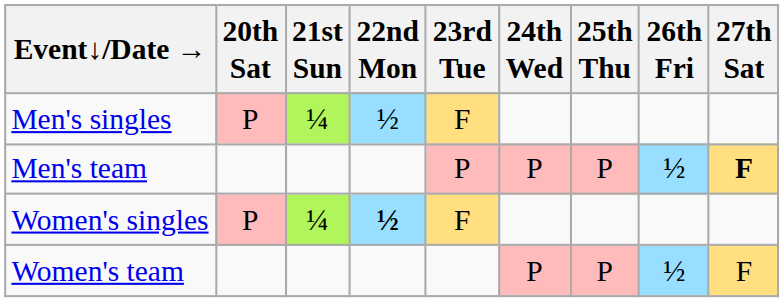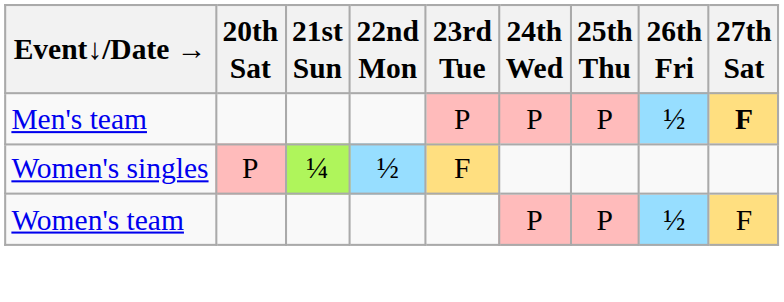- row: (91, 118)
(388, 220) bold -> (388, 169) normal
